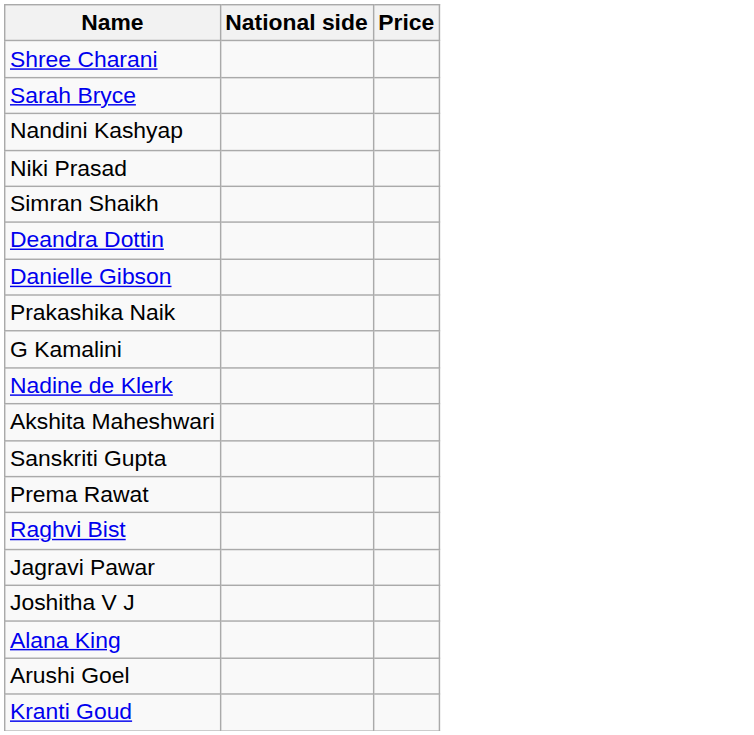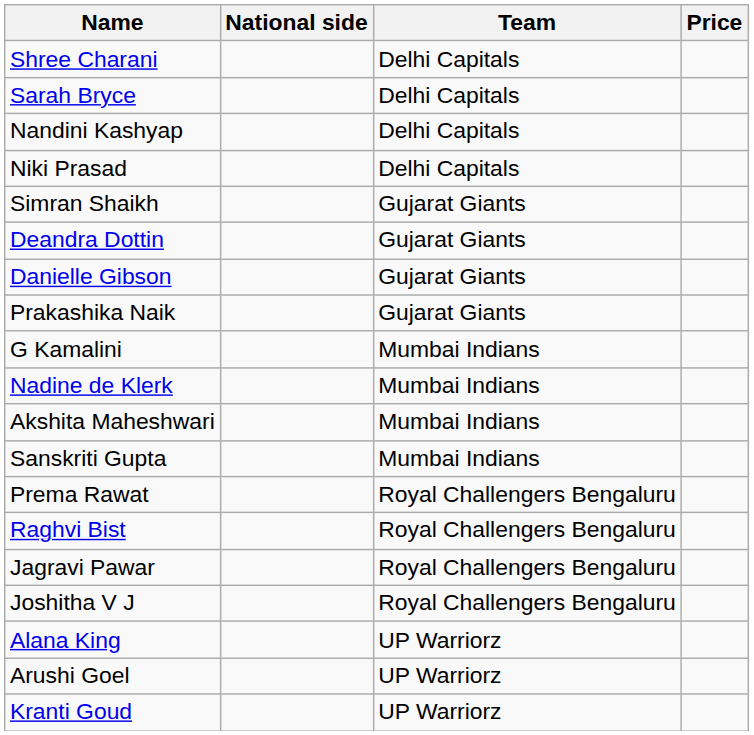+ column: (527, 22)
